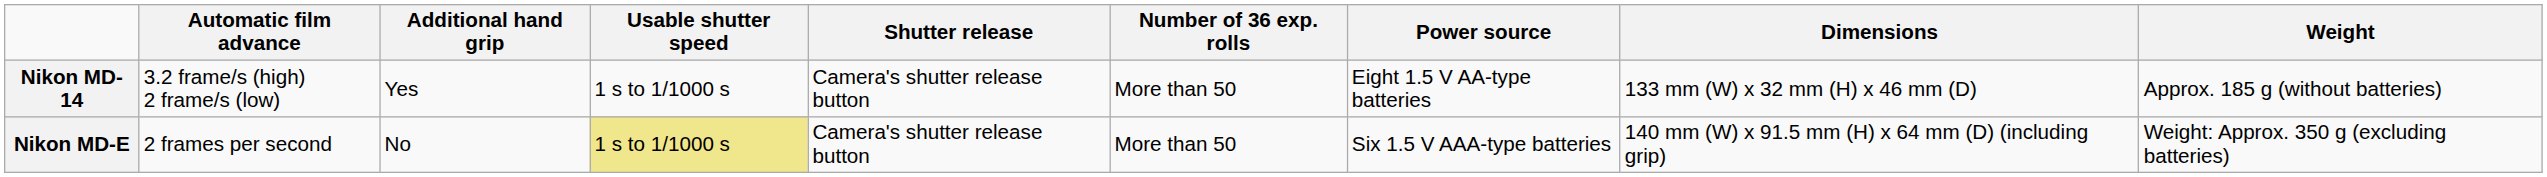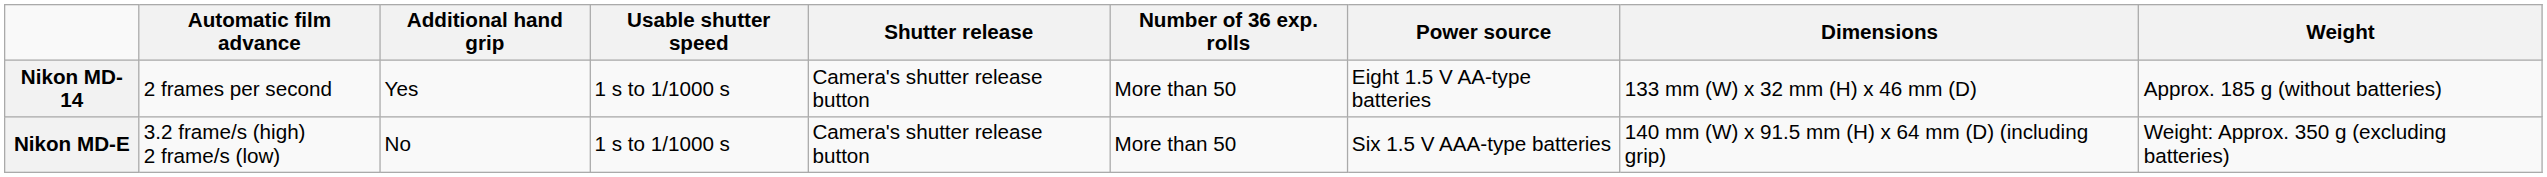(225, 88) 3.2 frame/s (high) 2 frame/s (low) -> (238, 88) 2 frames per second
(238, 144) 2 frames per second -> (225, 144) 3.2 frame/s (high) 2 frame/s (low)
(662, 144) khaki background -> (662, 144) no background
